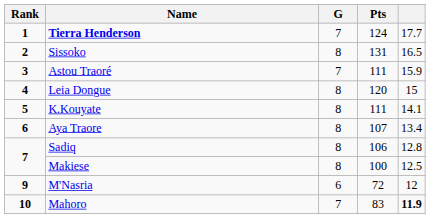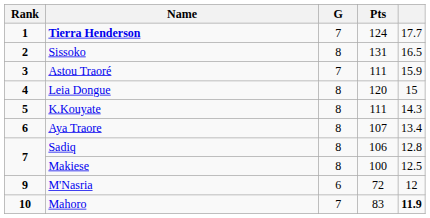(412, 109) 14.1 -> (412, 109) 14.3
